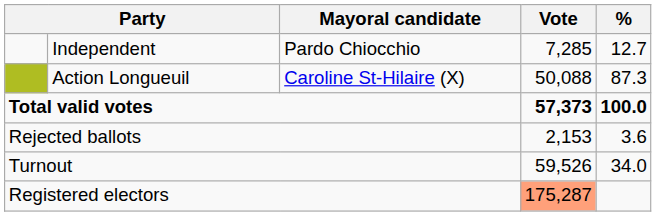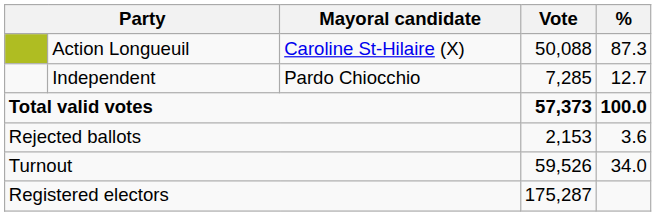rows swapped: (121, 78) <-> (104, 48)
(558, 195) lightsalmon background -> (558, 195) no background
